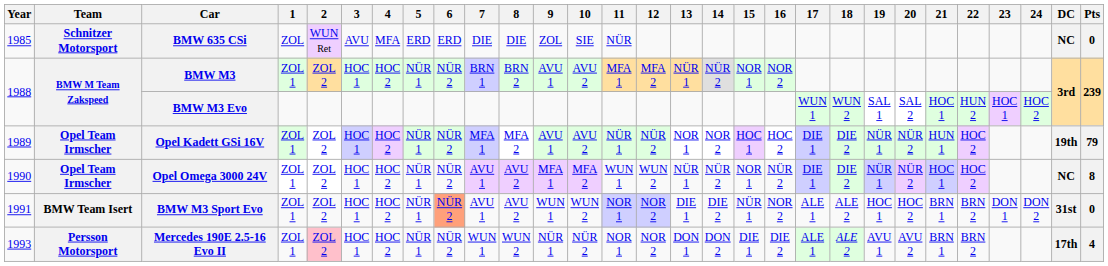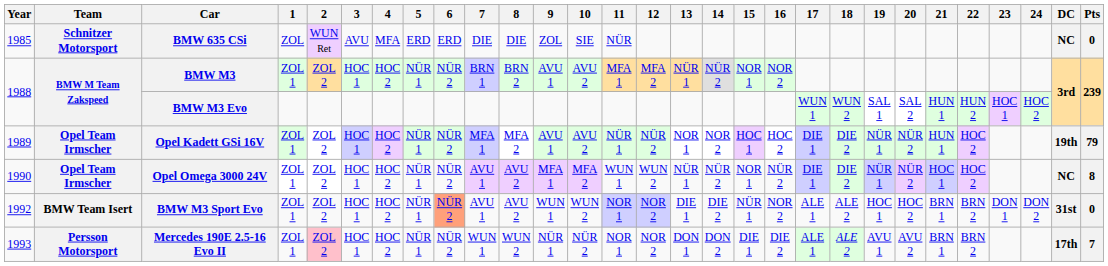(941, 108) HOC 1 -> (941, 108) HUN 1
(19, 209) 1991 -> (19, 209) 1992
(1092, 243) 4 -> (1092, 243) 7
